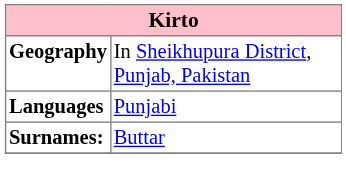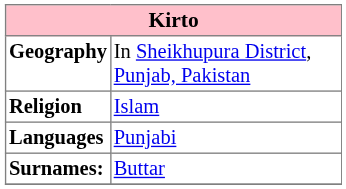+ row: (45, 106)
